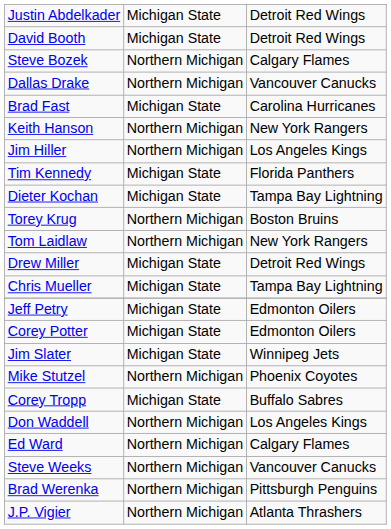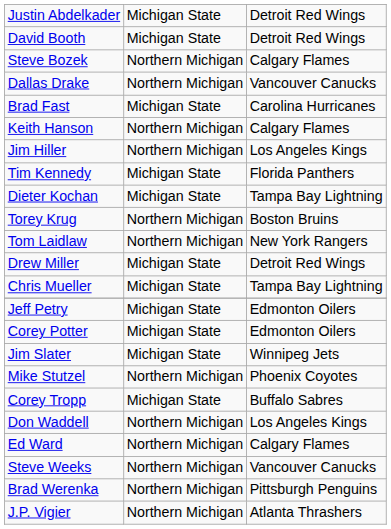(309, 128) New York Rangers -> (299, 128) Calgary Flames
